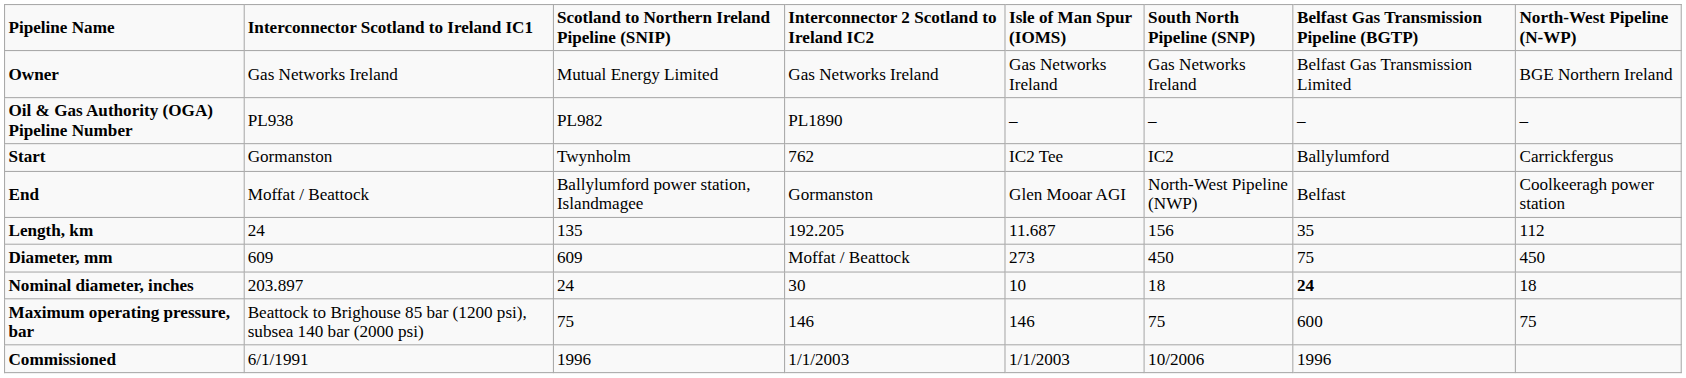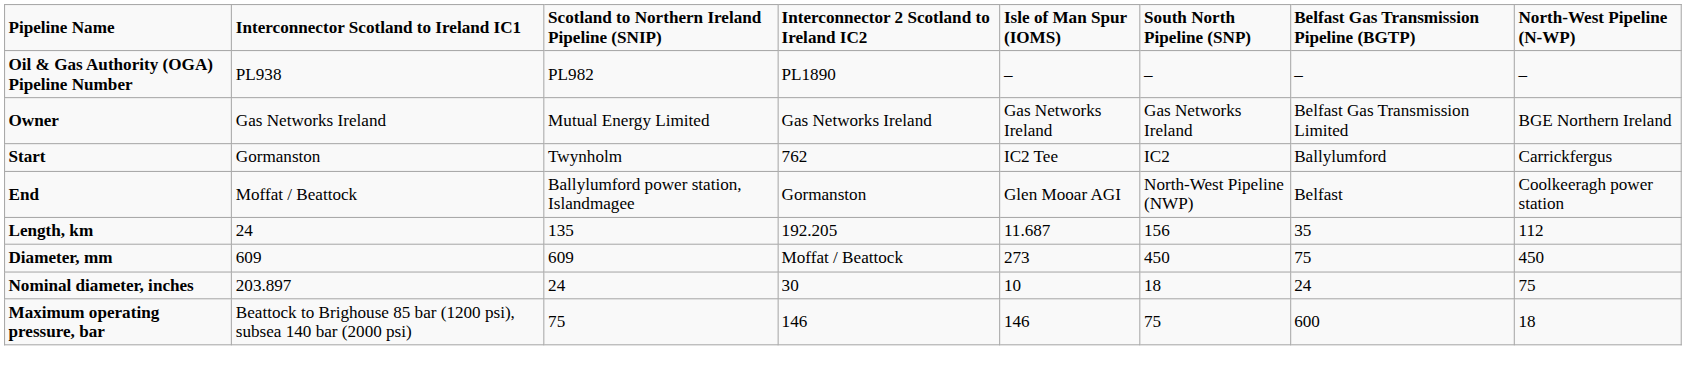rows swapped: (34, 74) <-> (111, 120)
(1306, 285) bold -> (1303, 285) normal
(1528, 285) 18 -> (1527, 285) 75
(1528, 321) 75 -> (1527, 321) 18
- row: (62, 358)
